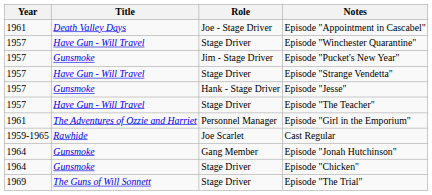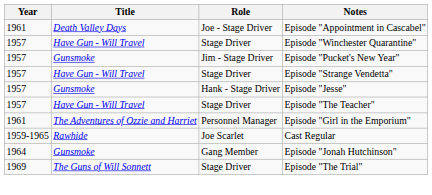- row: (322, 167)
